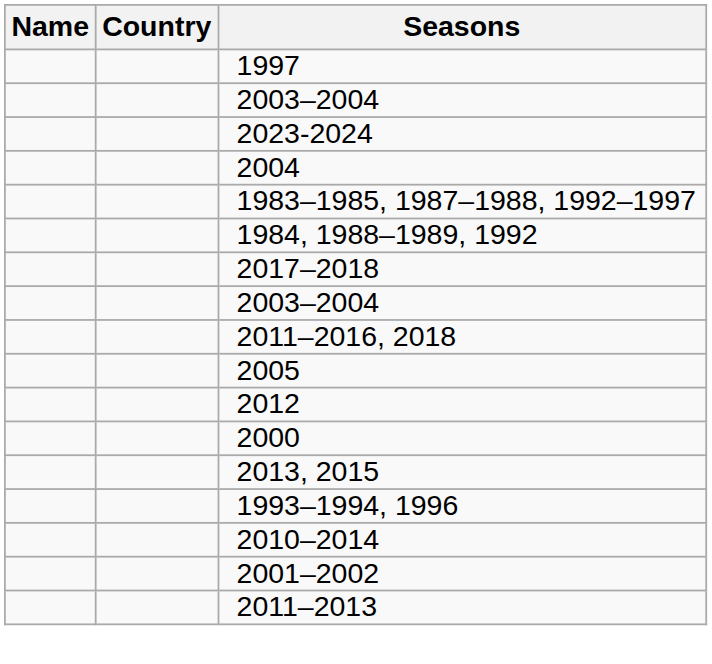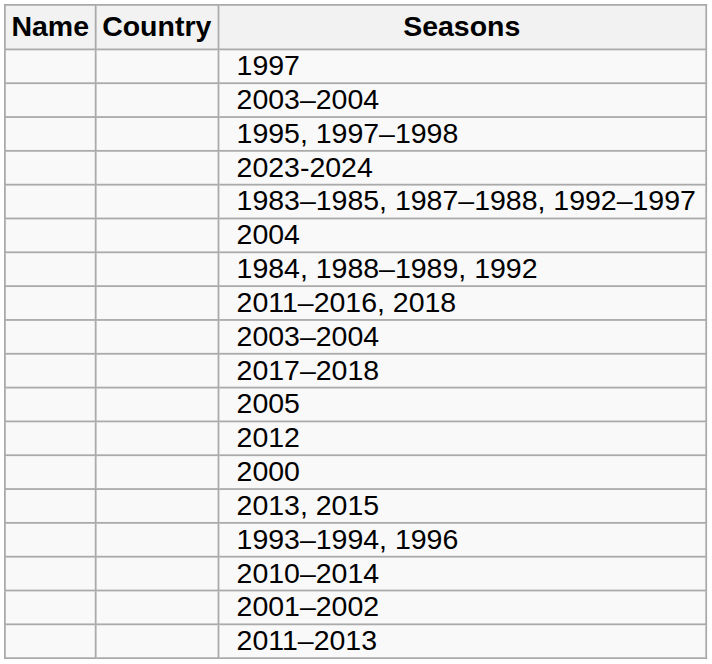+ row: (50, 135)
rows swapped: (50, 168) <-> (50, 202)
rows swapped: (50, 338) <-> (50, 270)
